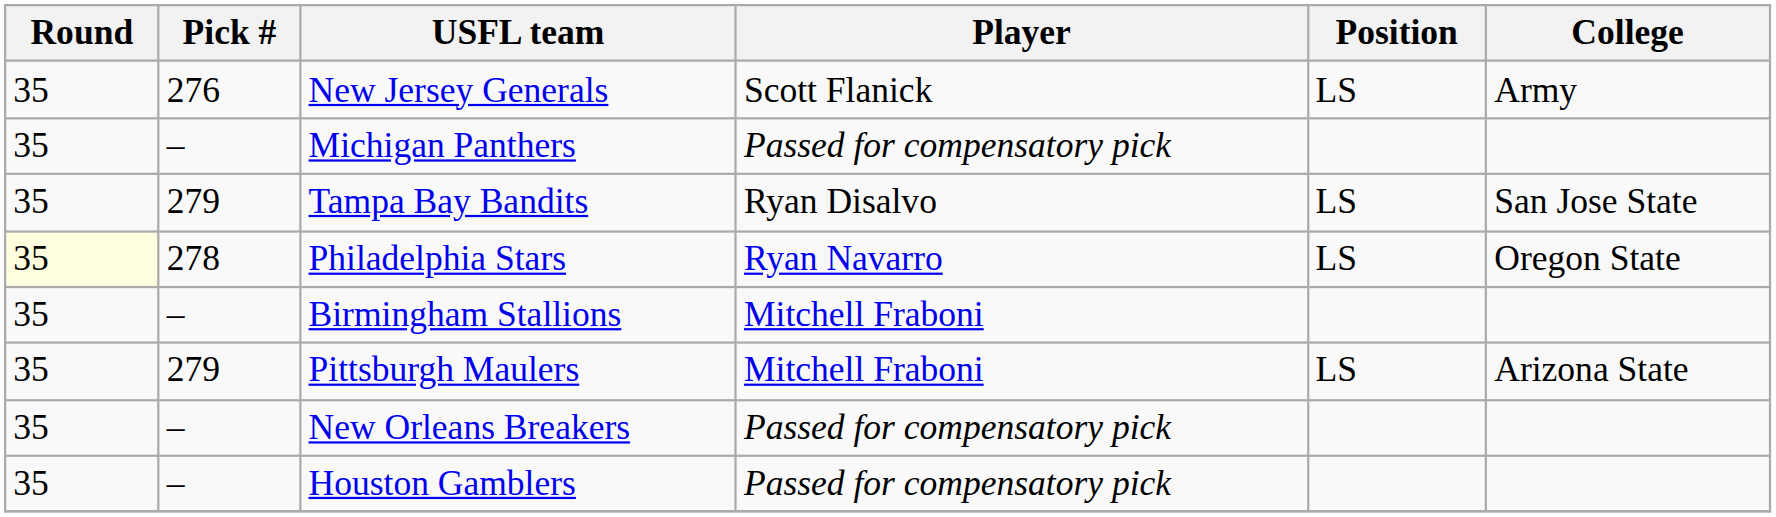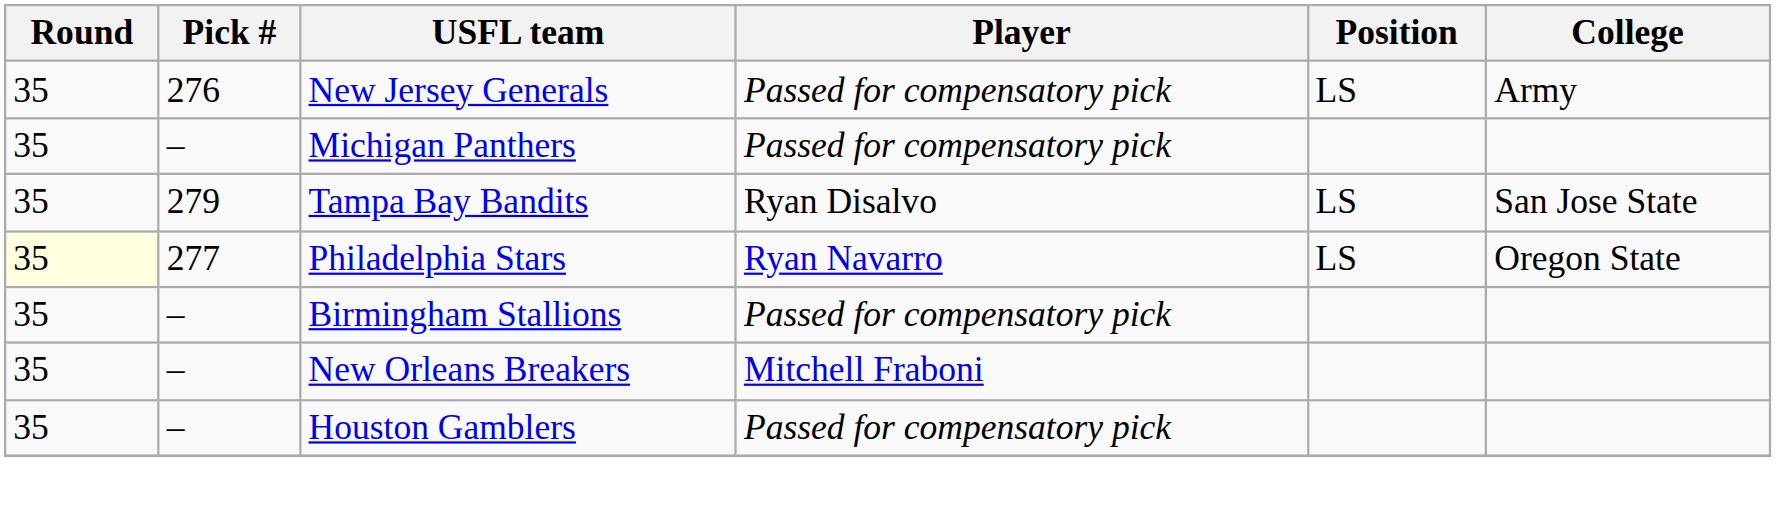(838, 88) Scott Flanick -> (958, 88) Passed for compensatory pick
(193, 257) 278 -> (193, 257) 277
(864, 314) Mitchell Fraboni -> (958, 314) Passed for compensatory pick
- row: (444, 370)
(958, 426) Passed for compensatory pick -> (864, 370) Mitchell Fraboni
